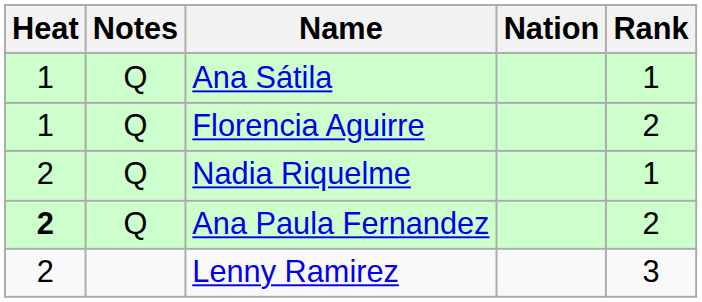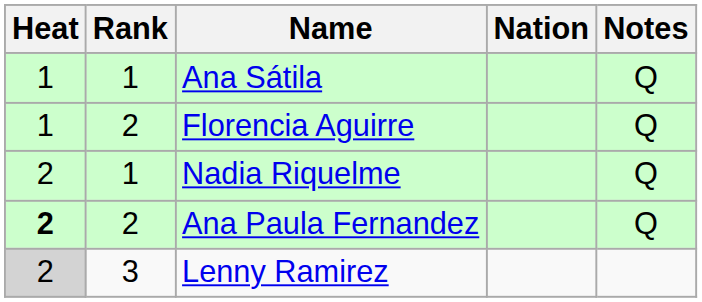columns swapped: (651, 28) <-> (135, 28)
(45, 272) no background -> (45, 272) lightgrey background
